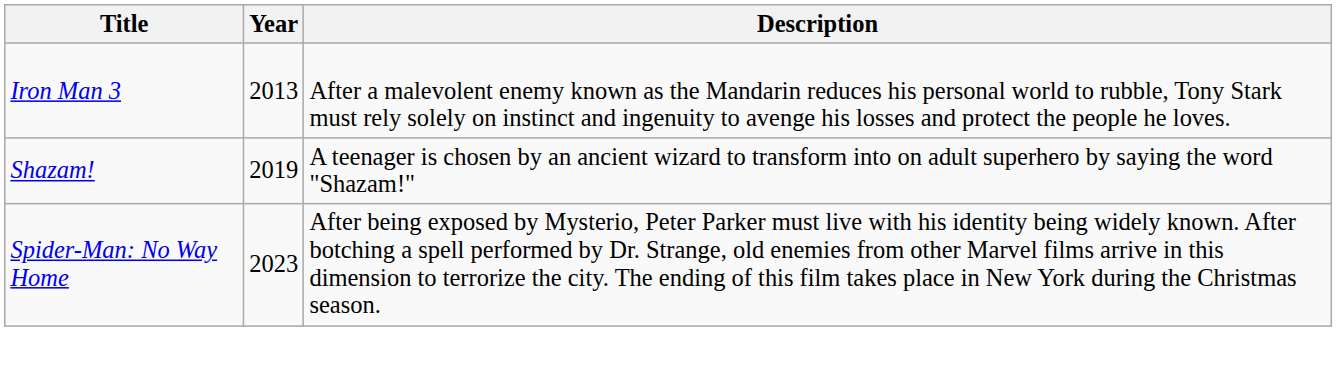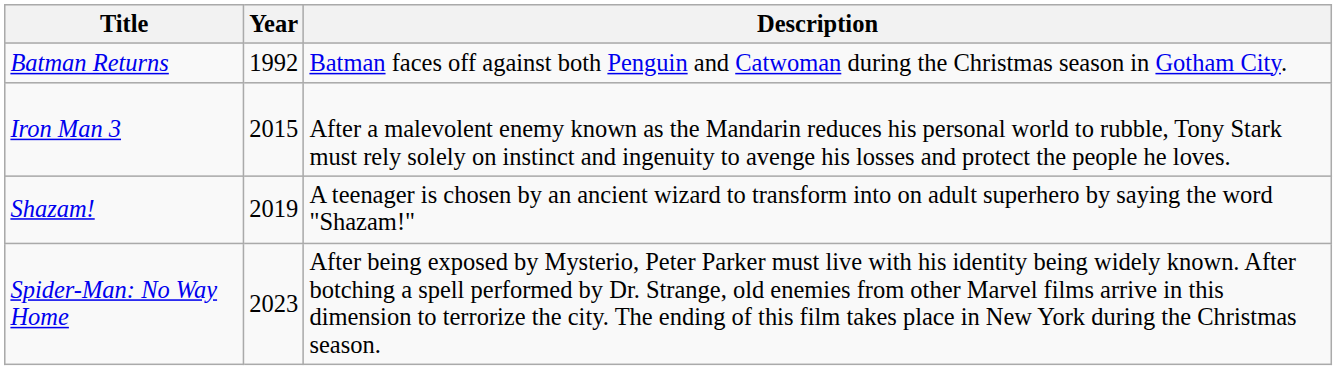+ row: (90, 62)
(274, 90) 2013 -> (274, 129) 2015
